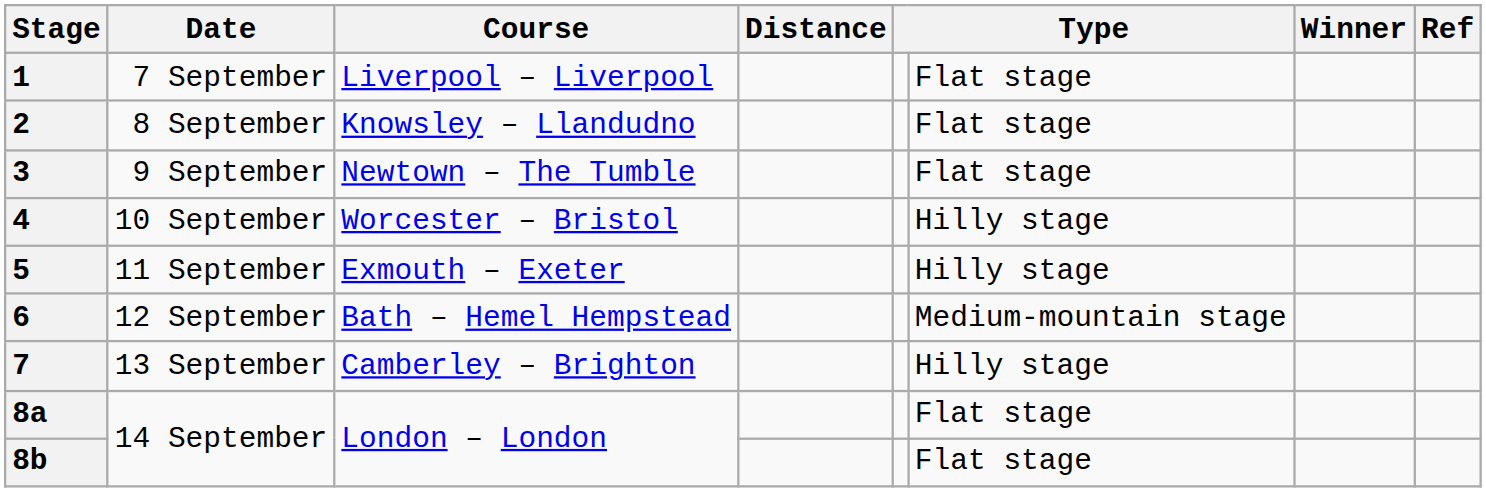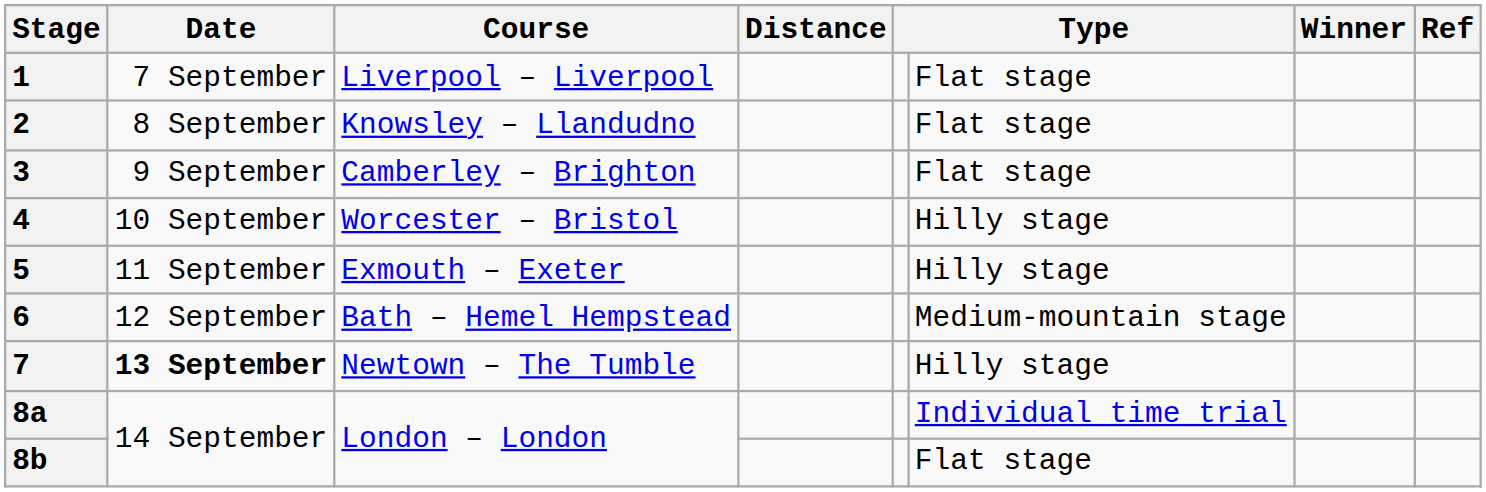(518, 173) Newtown – The Tumble -> (518, 173) Camberley – Brighton
(221, 366) normal -> (221, 366) bold
(518, 366) Camberley – Brighton -> (518, 366) Newtown – The Tumble
(1003, 414) Flat stage -> (1101, 414) Individual time trial
